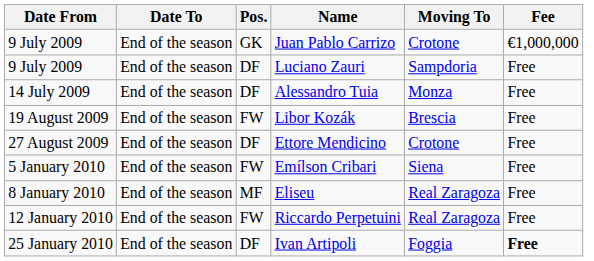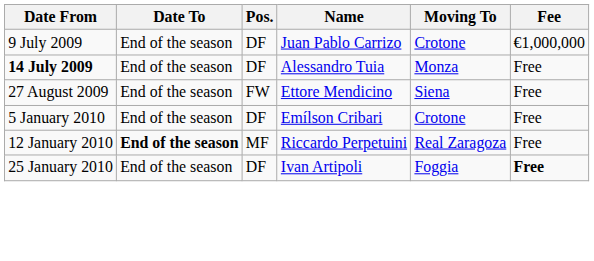(251, 42) GK -> (256, 42) DF
- row: (320, 67)
(49, 92) normal -> (50, 67) bold
- row: (315, 117)
(250, 142) DF -> (258, 92) FW
(434, 142) Crotone -> (432, 92) Siena
(252, 167) FW -> (256, 117) DF
(426, 167) Siena -> (440, 117) Crotone
- row: (294, 192)
(176, 218) normal -> (179, 142) bold
(252, 218) FW -> (257, 142) MF
